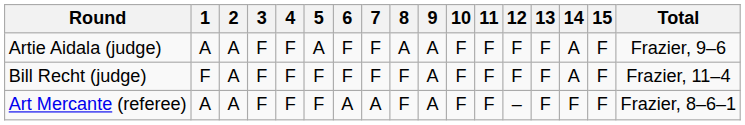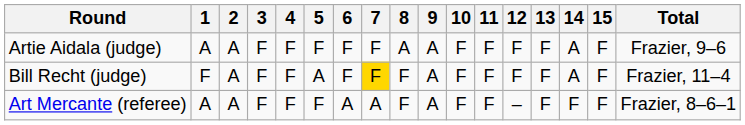(319, 47) A -> (319, 47) F
(319, 76) F -> (319, 76) A
(376, 76) no background -> (376, 76) gold background
